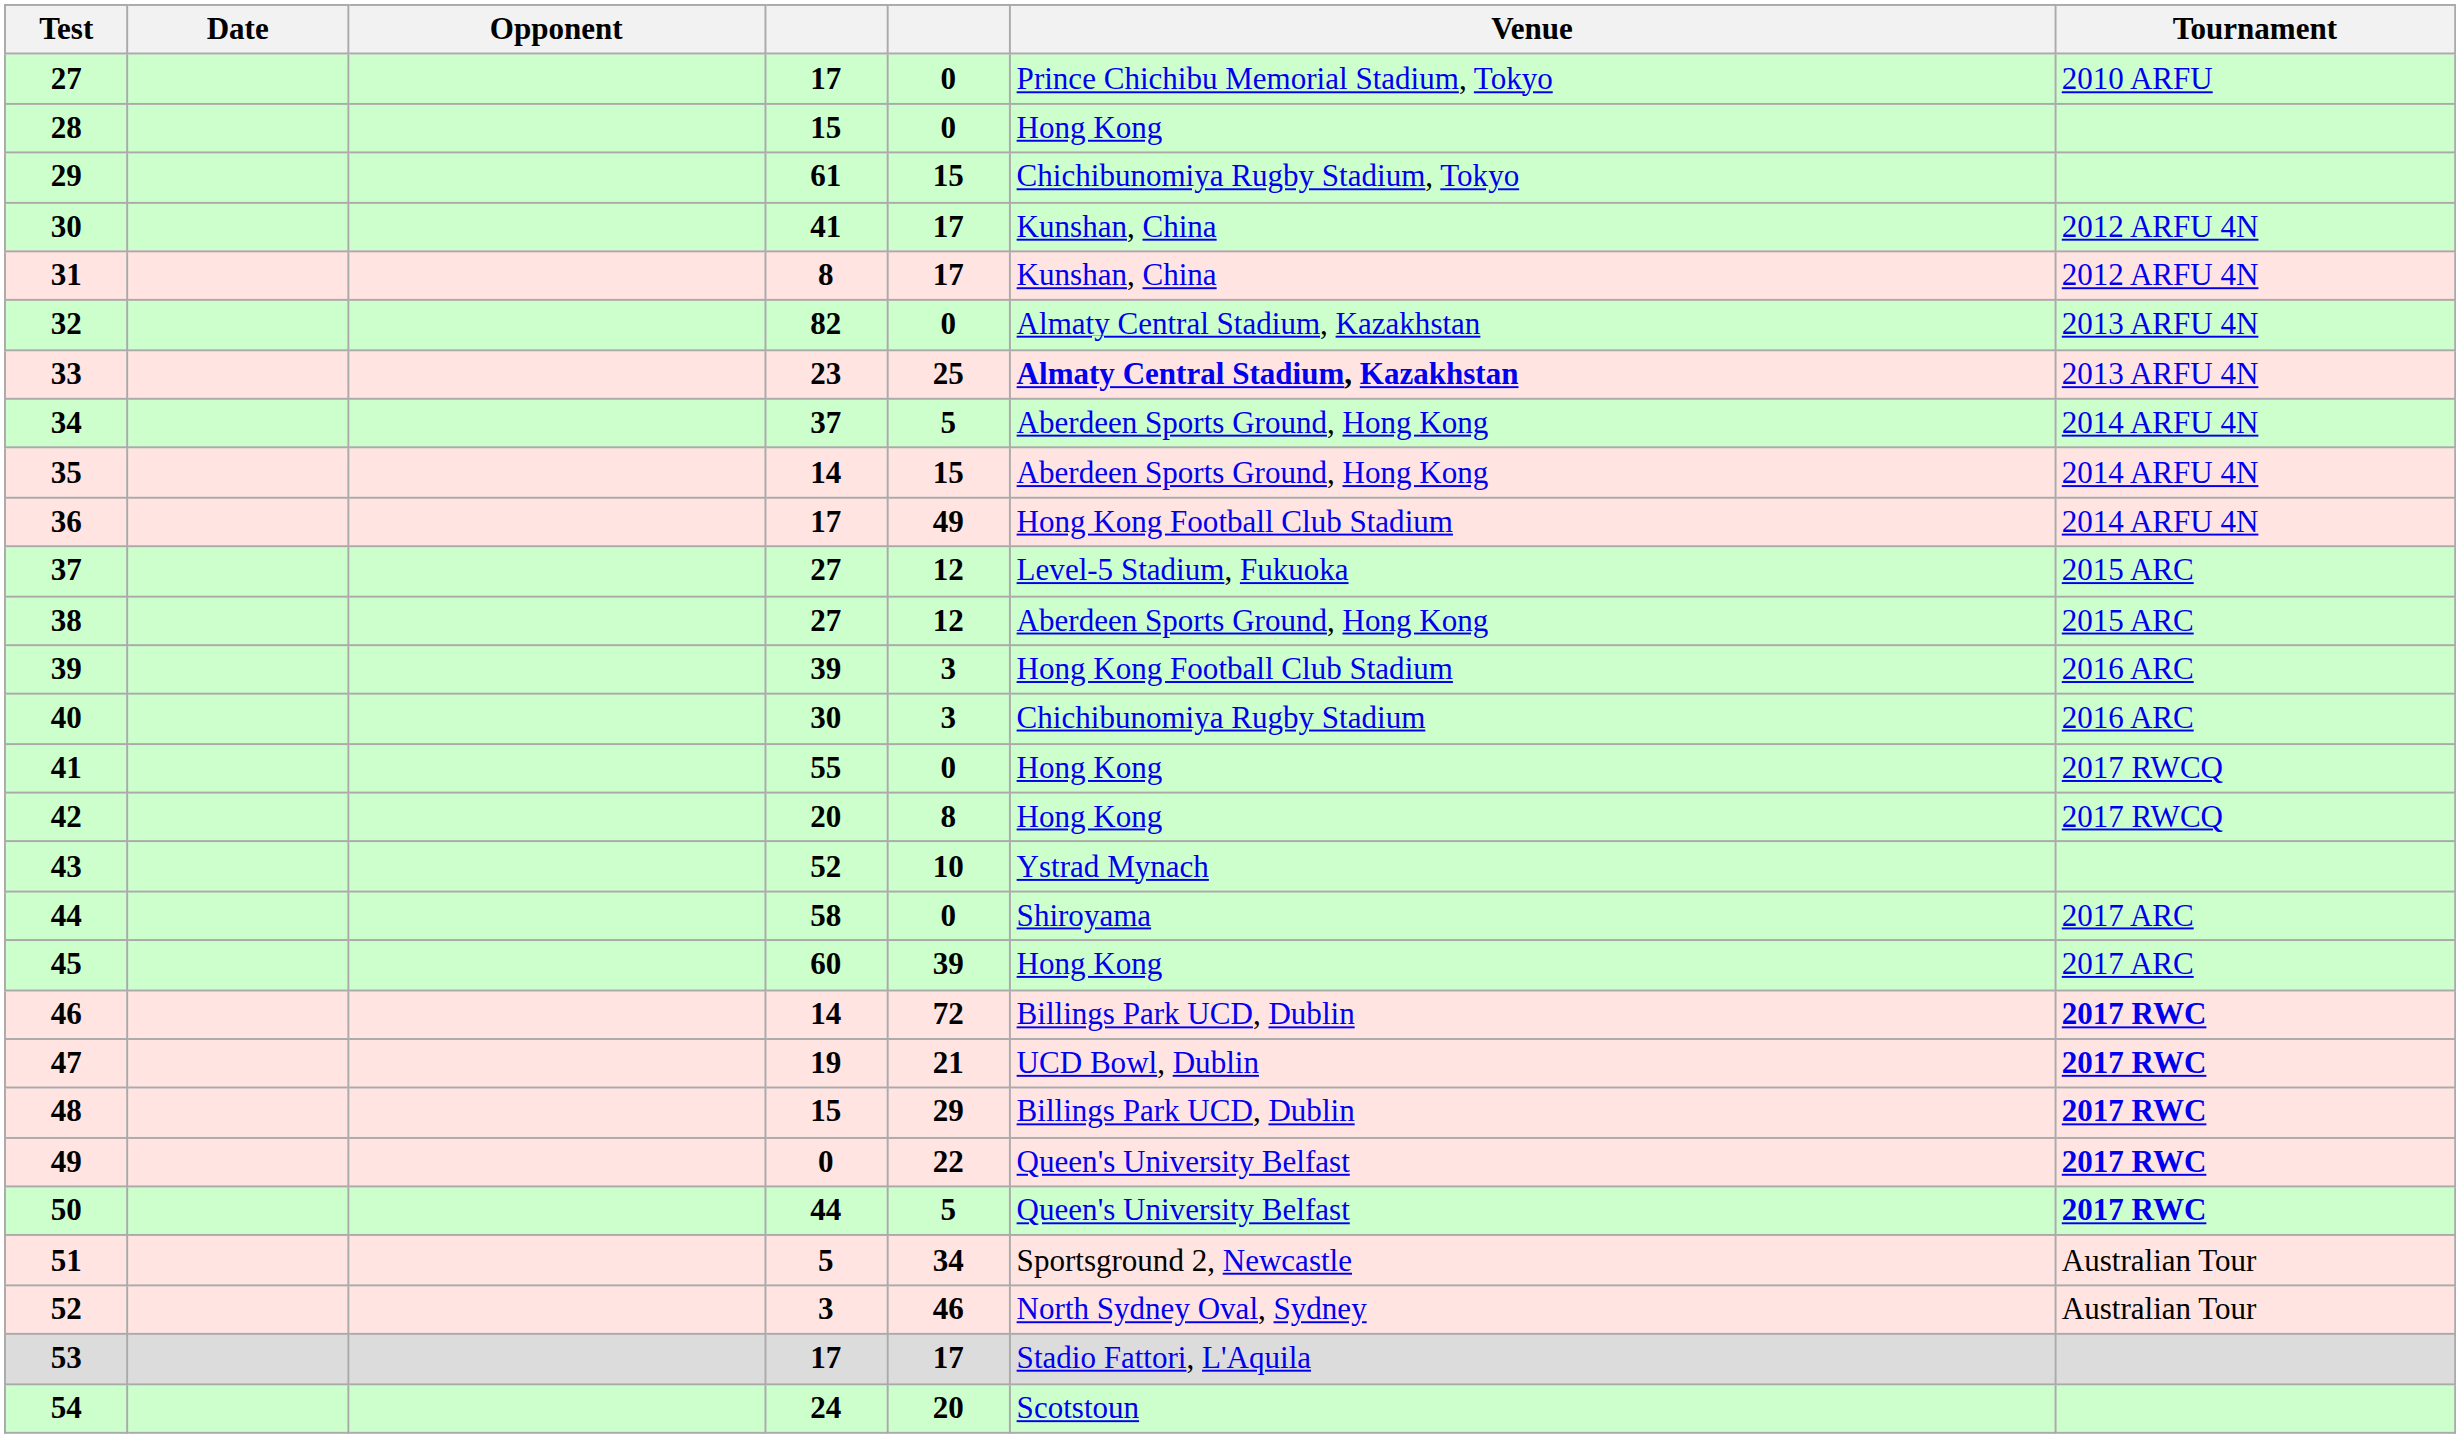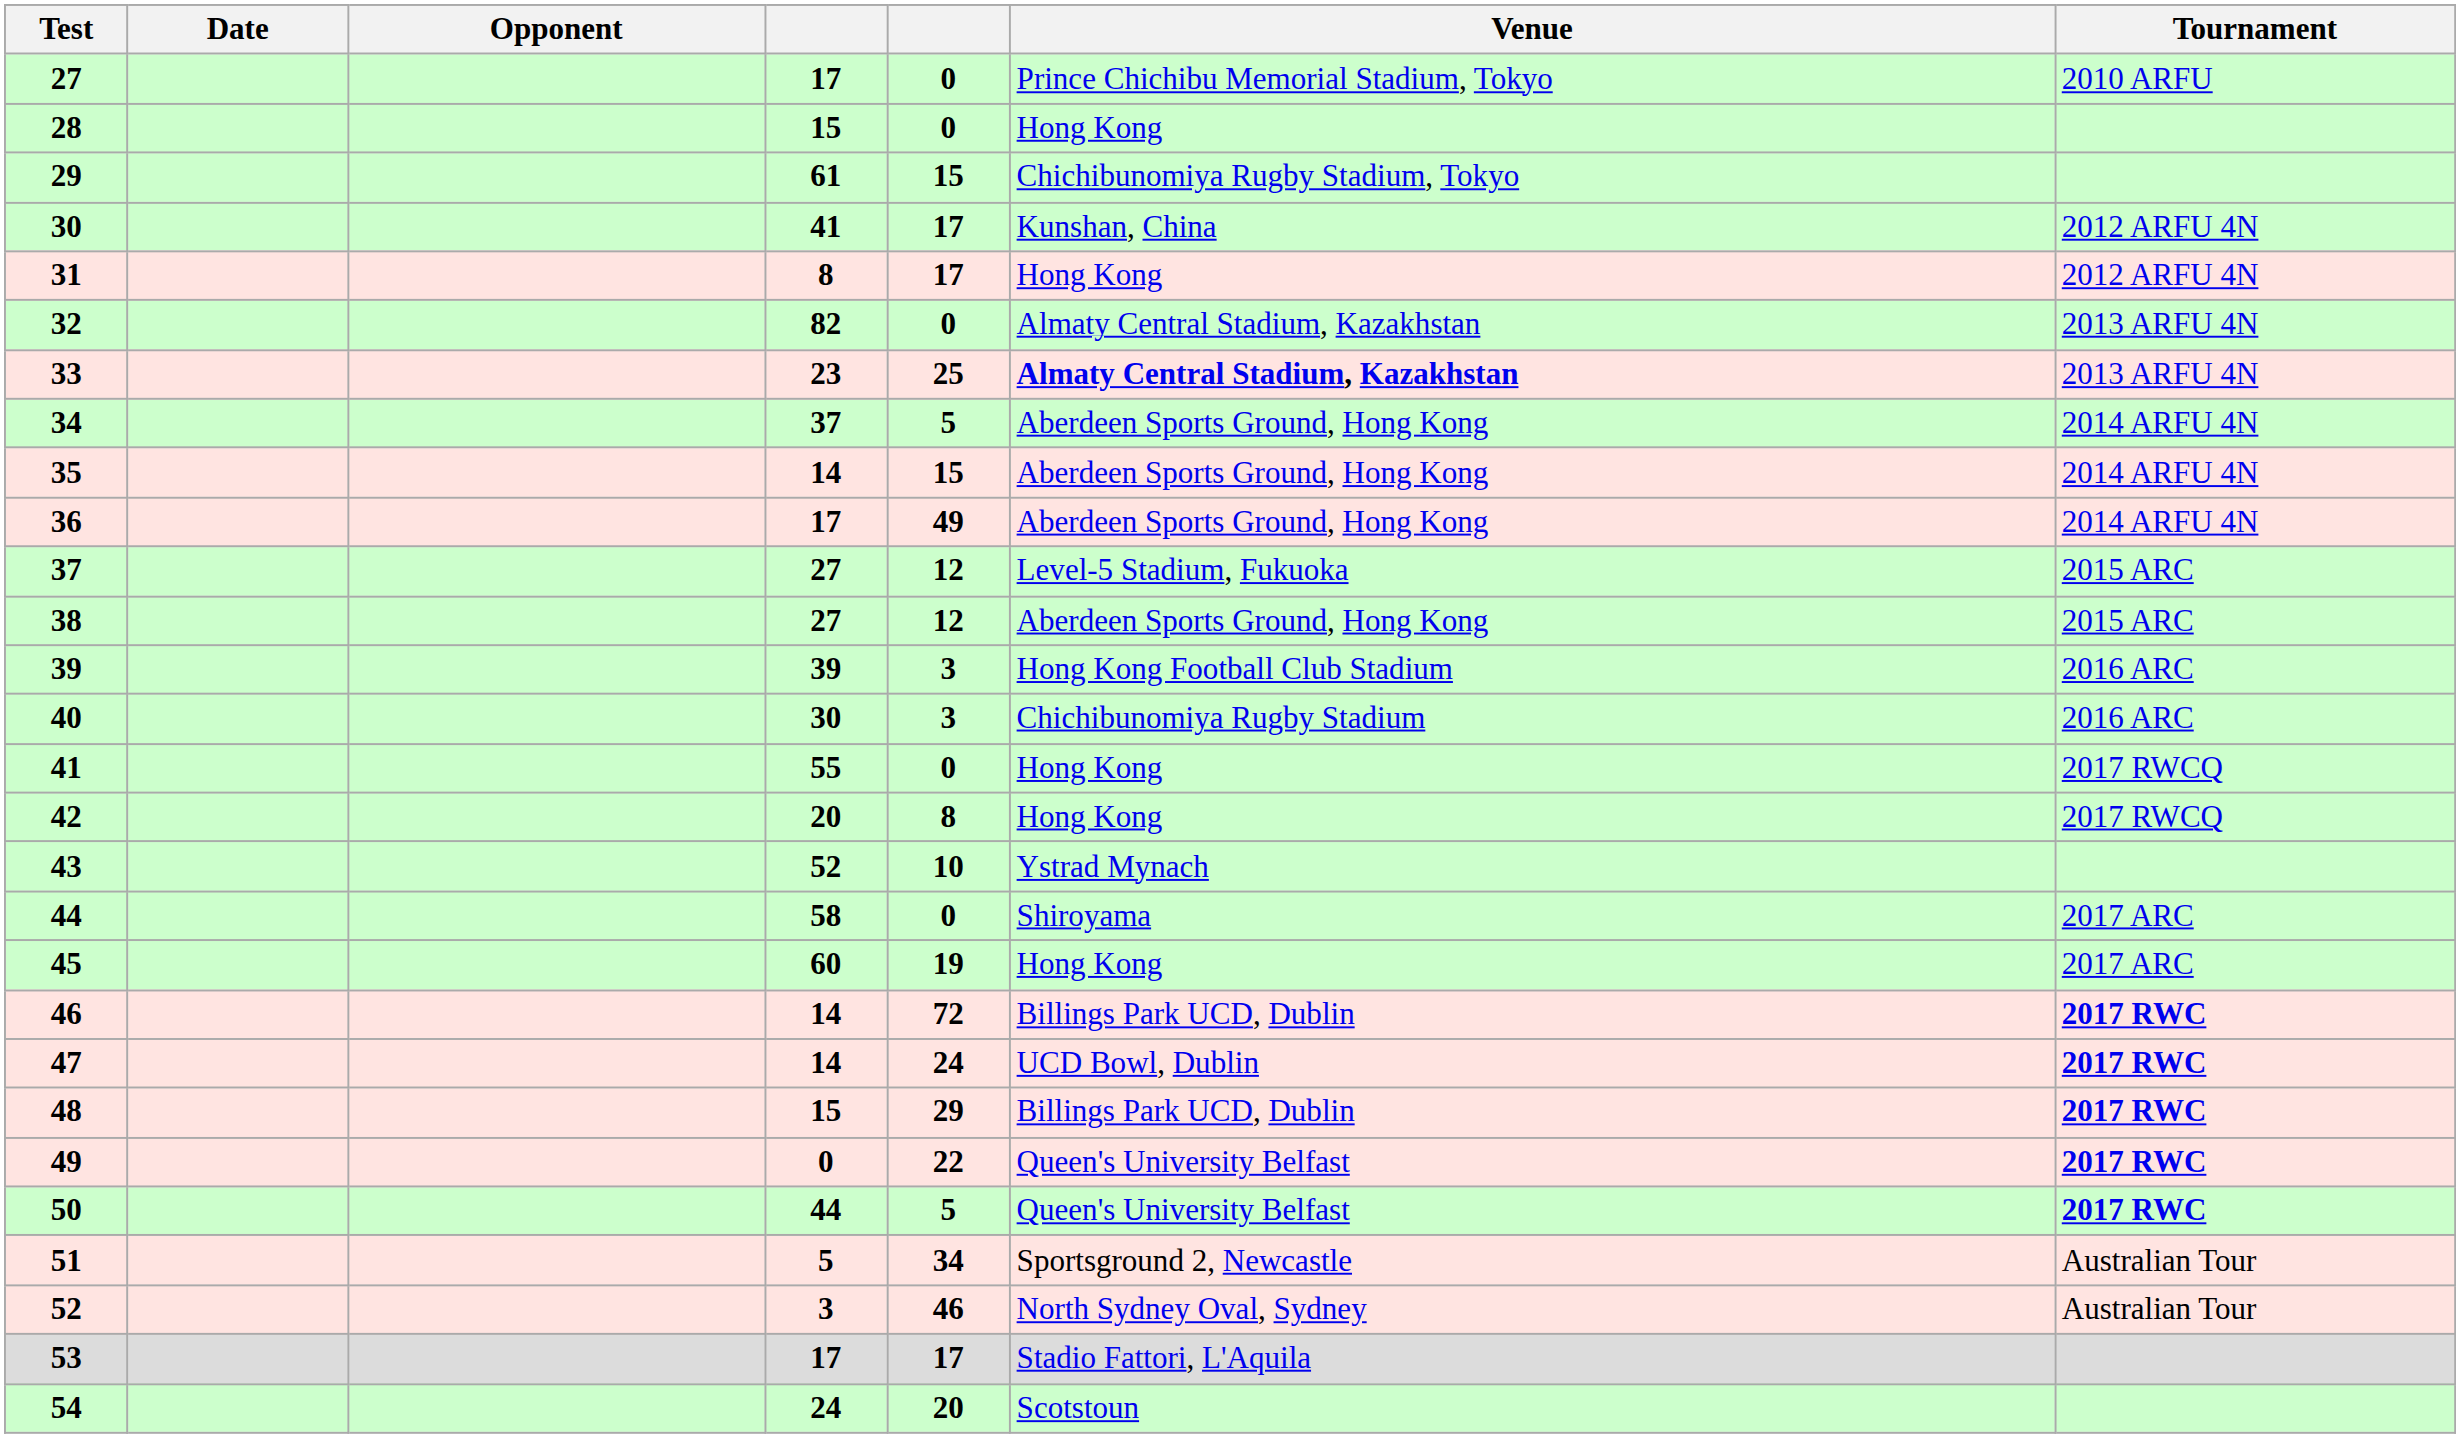(1117, 275) Kunshan, China -> (1089, 275) Hong Kong
(1235, 521) Hong Kong Football Club Stadium -> (1252, 521) Aberdeen Sports Ground, Hong Kong
(948, 964) 39 -> (948, 964) 19
(826, 1062) 19 -> (826, 1062) 14
(948, 1062) 21 -> (948, 1062) 24
